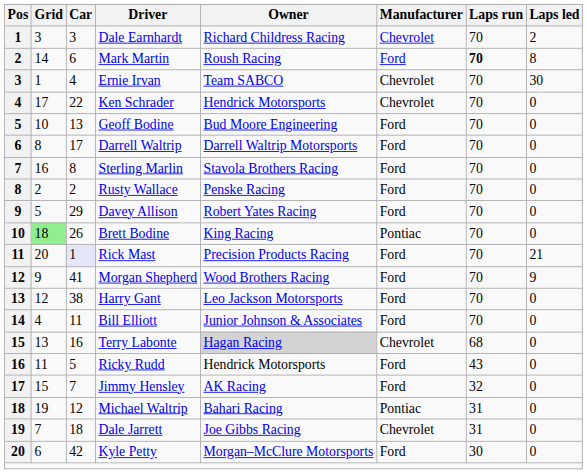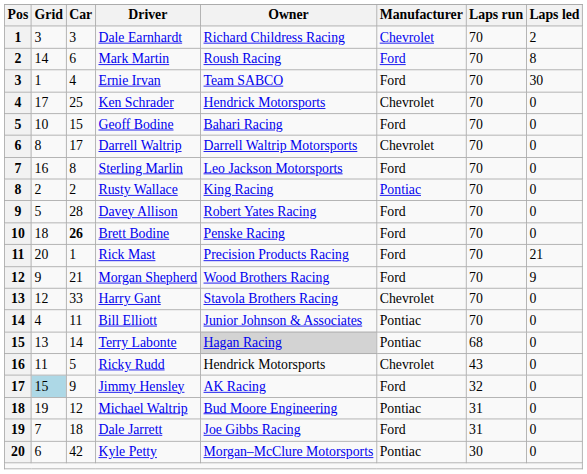(476, 59) bold -> (476, 59) normal
(407, 80) Chevrolet -> (393, 80) Ford
(76, 102) 22 -> (76, 102) 25
(76, 124) 13 -> (76, 124) 15
(270, 124) Bud Moore Engineering -> (243, 124) Bahari Racing
(393, 146) Ford -> (407, 146) Chevrolet
(271, 168) Stavola Brothers Racing -> (273, 168) Leo Jackson Motorsports
(244, 189) Penske Racing -> (239, 189) King Racing
(393, 189) Ford -> (400, 189) Pontiac
(76, 211) 29 -> (76, 211) 28
(41, 233) lightgreen background -> (41, 233) no background
(76, 233) normal -> (76, 233) bold
(239, 233) King Racing -> (244, 233) Penske Racing
(400, 233) Pontiac -> (393, 233) Ford
(73, 255) lavender background -> (73, 255) no background
(76, 277) 41 -> (76, 277) 21
(76, 299) 38 -> (76, 299) 33
(273, 299) Leo Jackson Motorsports -> (271, 299) Stavola Brothers Racing
(393, 299) Ford -> (407, 299) Chevrolet
(393, 320) Ford -> (400, 320) Pontiac
(76, 342) 16 -> (76, 342) 14
(407, 342) Chevrolet -> (400, 342) Pontiac
(393, 364) Ford -> (407, 364) Chevrolet
(41, 386) no background -> (41, 386) lightblue background
(73, 386) 7 -> (73, 386) 9
(243, 408) Bahari Racing -> (270, 408) Bud Moore Engineering
(407, 430) Chevrolet -> (393, 430) Ford
(393, 451) Ford -> (400, 451) Pontiac
